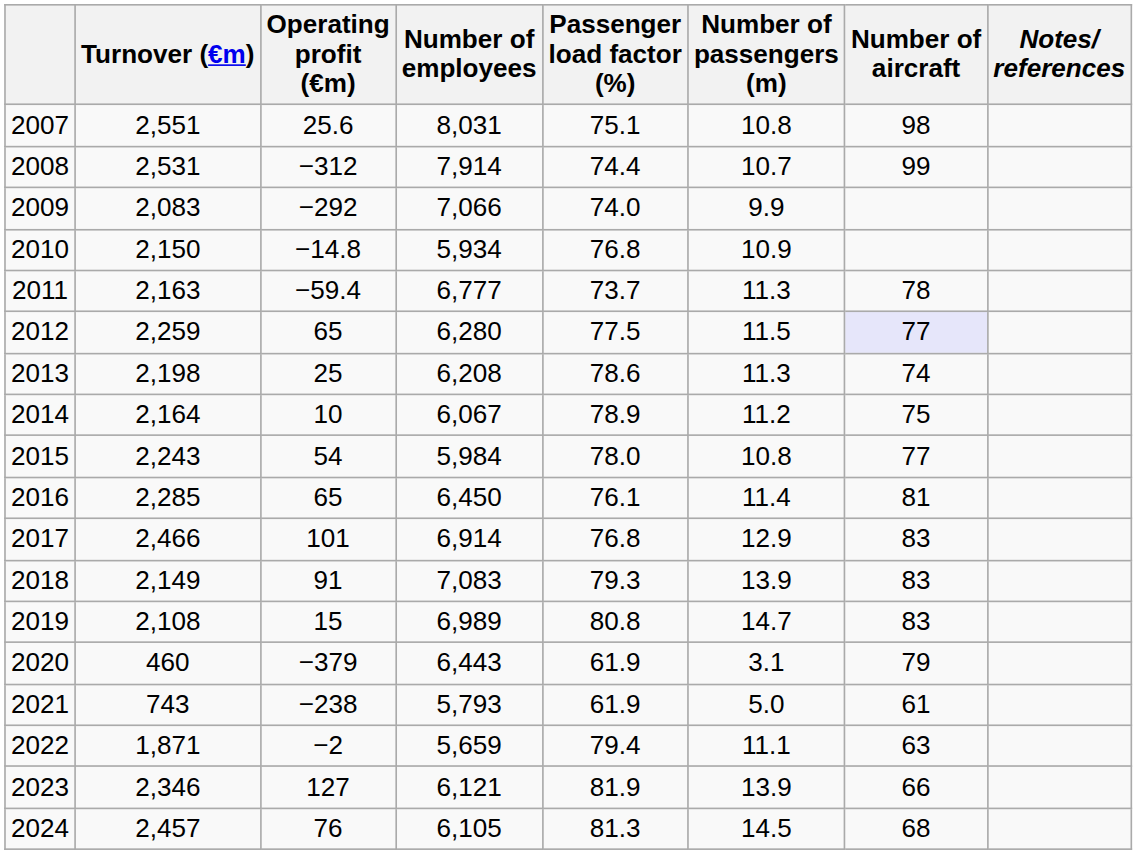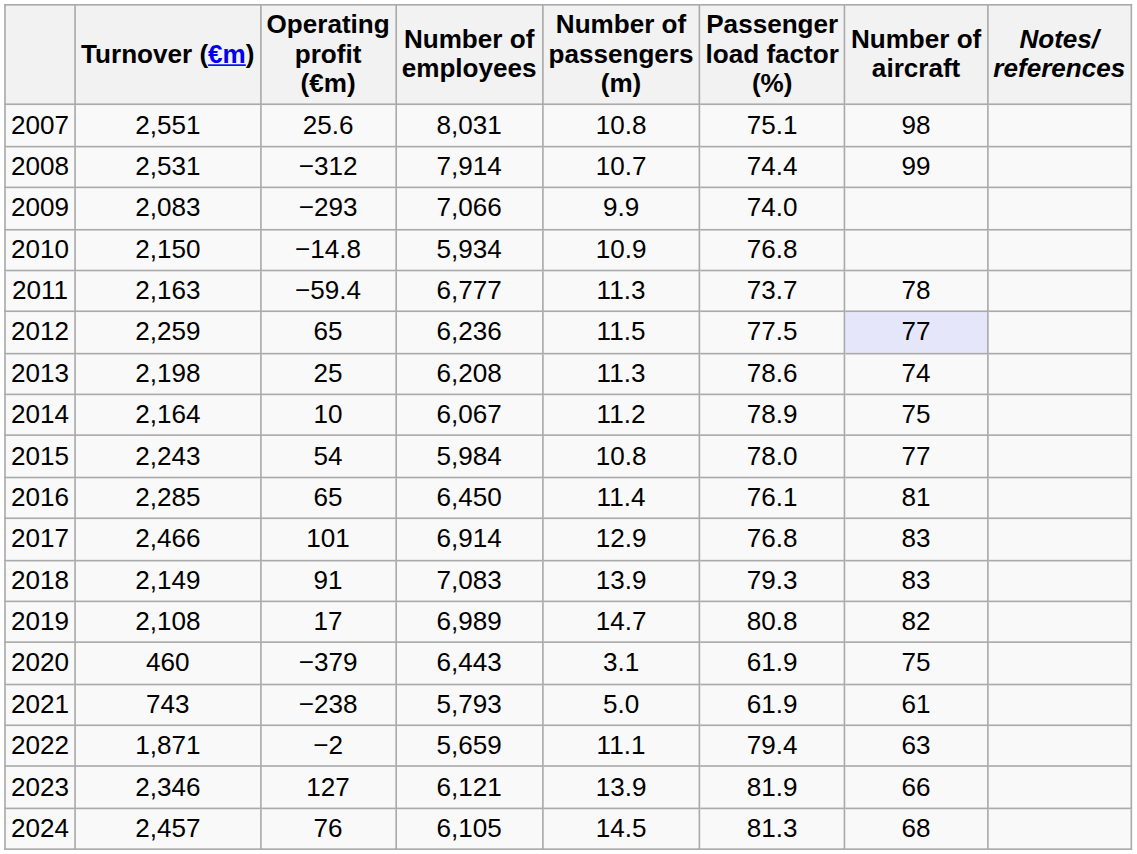columns swapped: (766, 54) <-> (615, 54)
(328, 207) −292 -> (328, 207) −293
(469, 332) 6,280 -> (469, 332) 6,236
(328, 621) 15 -> (328, 621) 17
(916, 621) 83 -> (916, 621) 82
(916, 662) 79 -> (916, 662) 75
